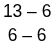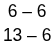rows swapped: (27, 35) <-> (27, 11)
